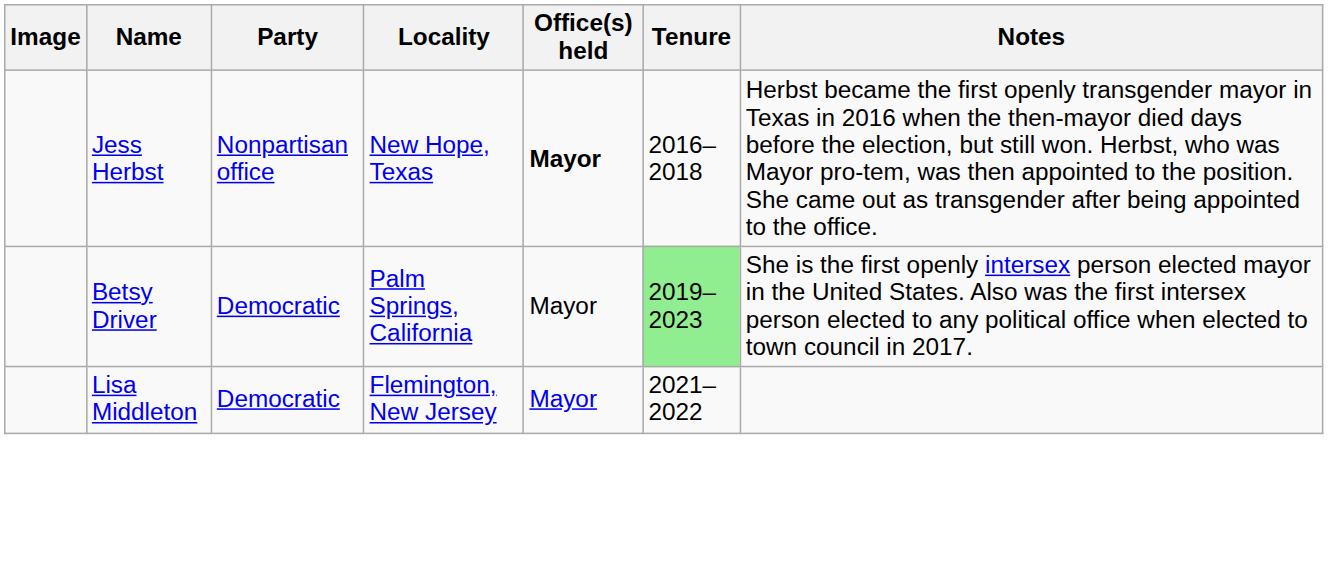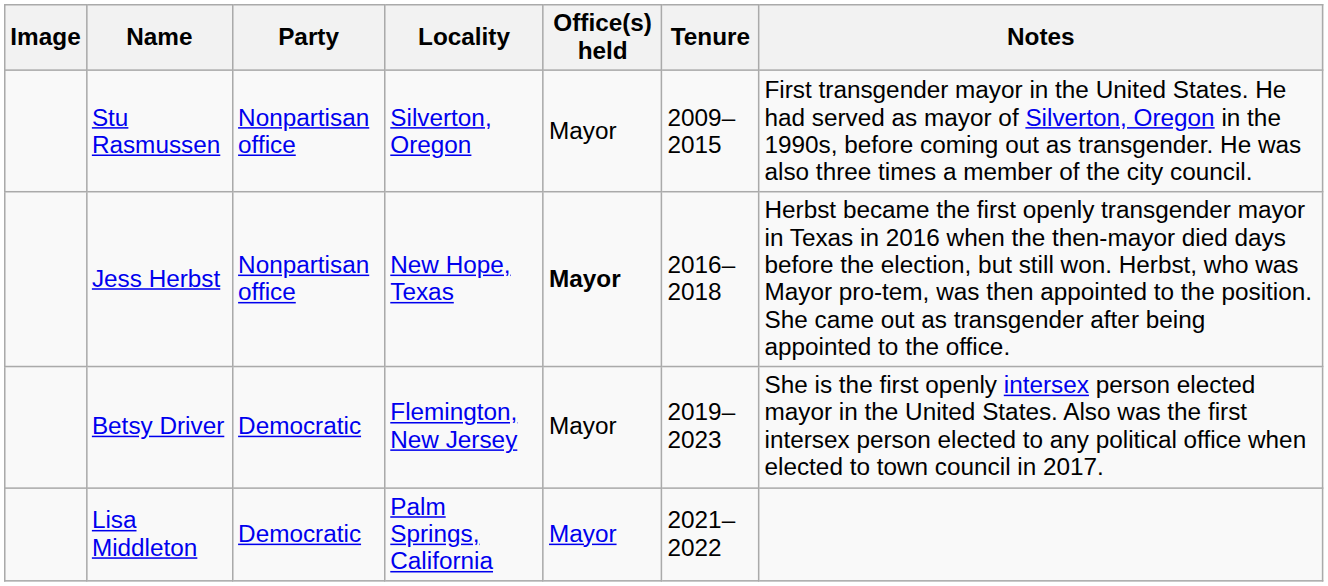+ row: (156, 130)
(421, 306) Palm Springs, California -> (454, 426) Flemington, New Jersey
(682, 306) lightgreen background -> (701, 426) no background
(433, 399) Flemington, New Jersey -> (442, 533) Palm Springs, California
